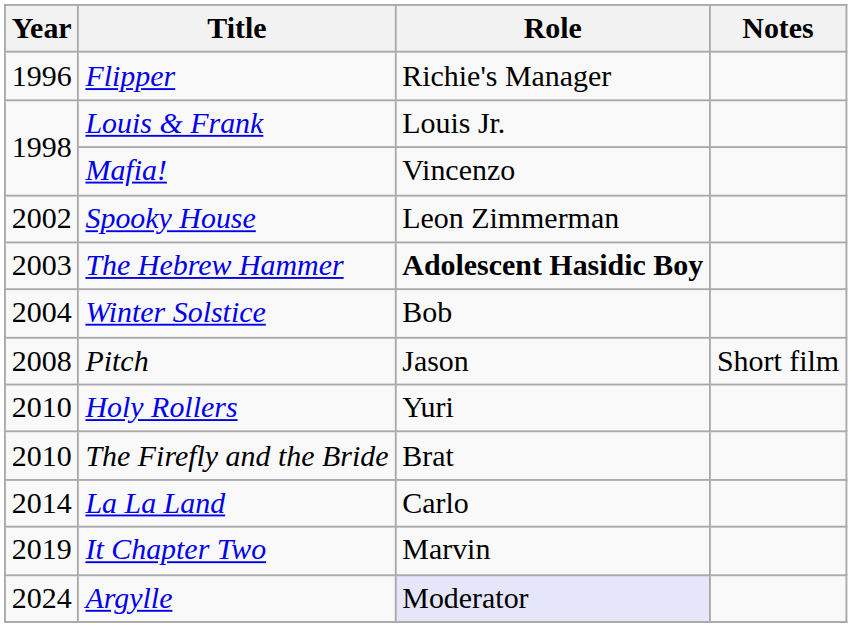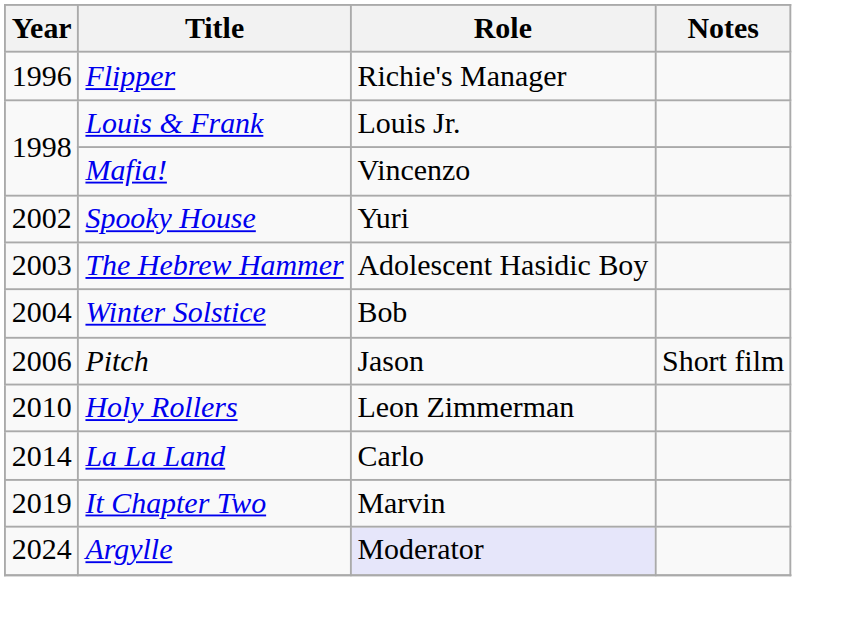(511, 218) Leon Zimmerman -> (383, 218) Yuri
(553, 265) bold -> (503, 265) normal
(42, 360) 2008 -> (42, 360) 2006
(428, 407) Yuri -> (466, 407) Leon Zimmerman
- row: (237, 455)
